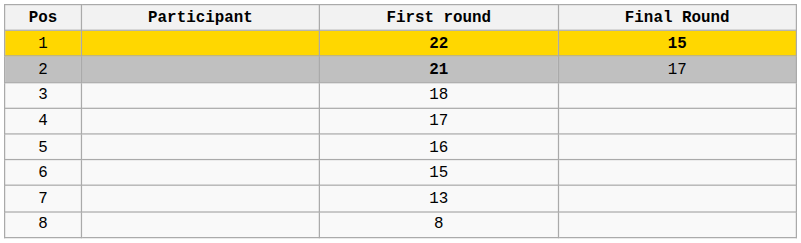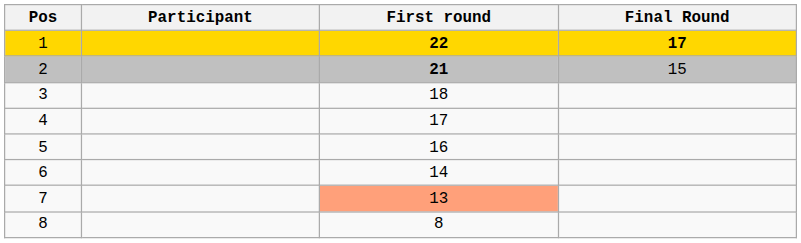(677, 43) 15 -> (677, 43) 17
(677, 69) 17 -> (677, 69) 15
(439, 173) 15 -> (439, 173) 14
(439, 198) no background -> (439, 198) lightsalmon background
